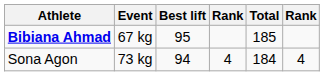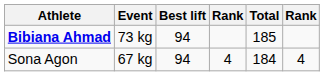(135, 37) 67 kg -> (135, 37) 73 kg
(182, 37) 95 -> (182, 37) 94
(135, 60) 73 kg -> (135, 60) 67 kg
